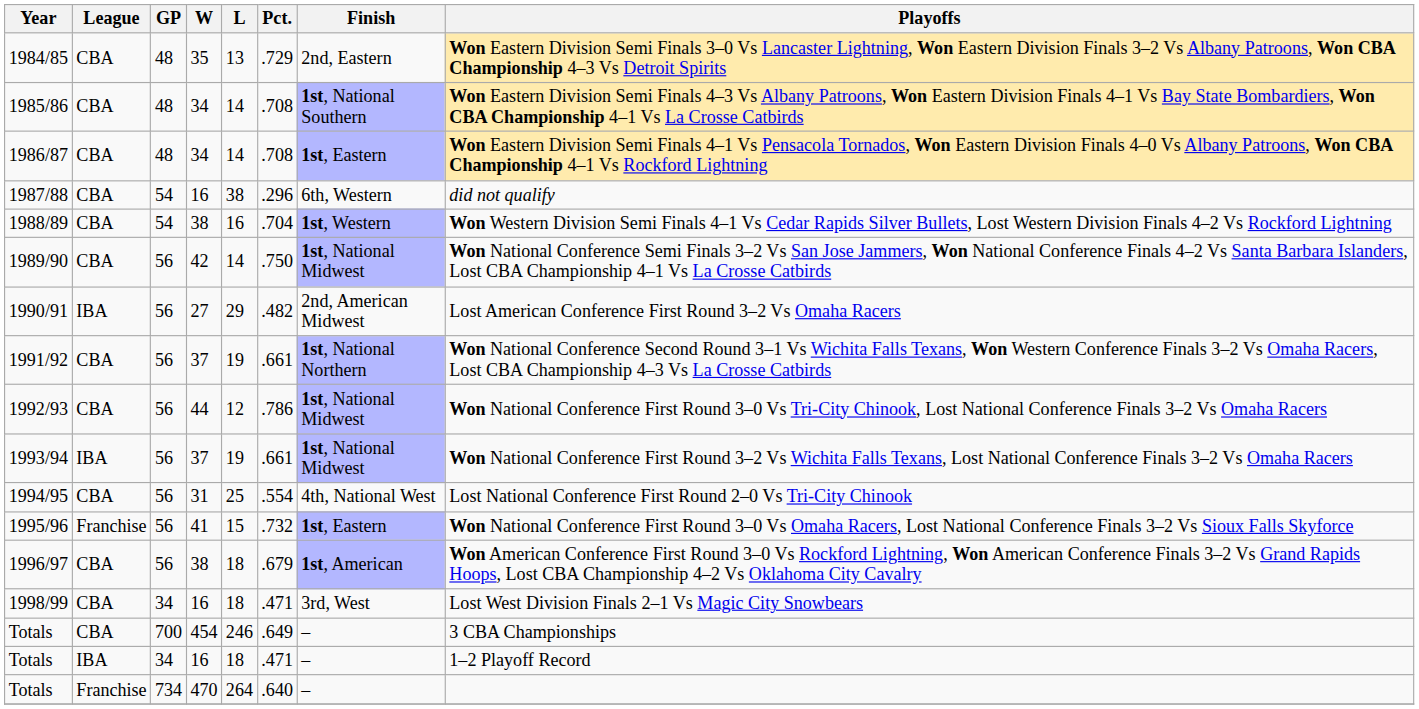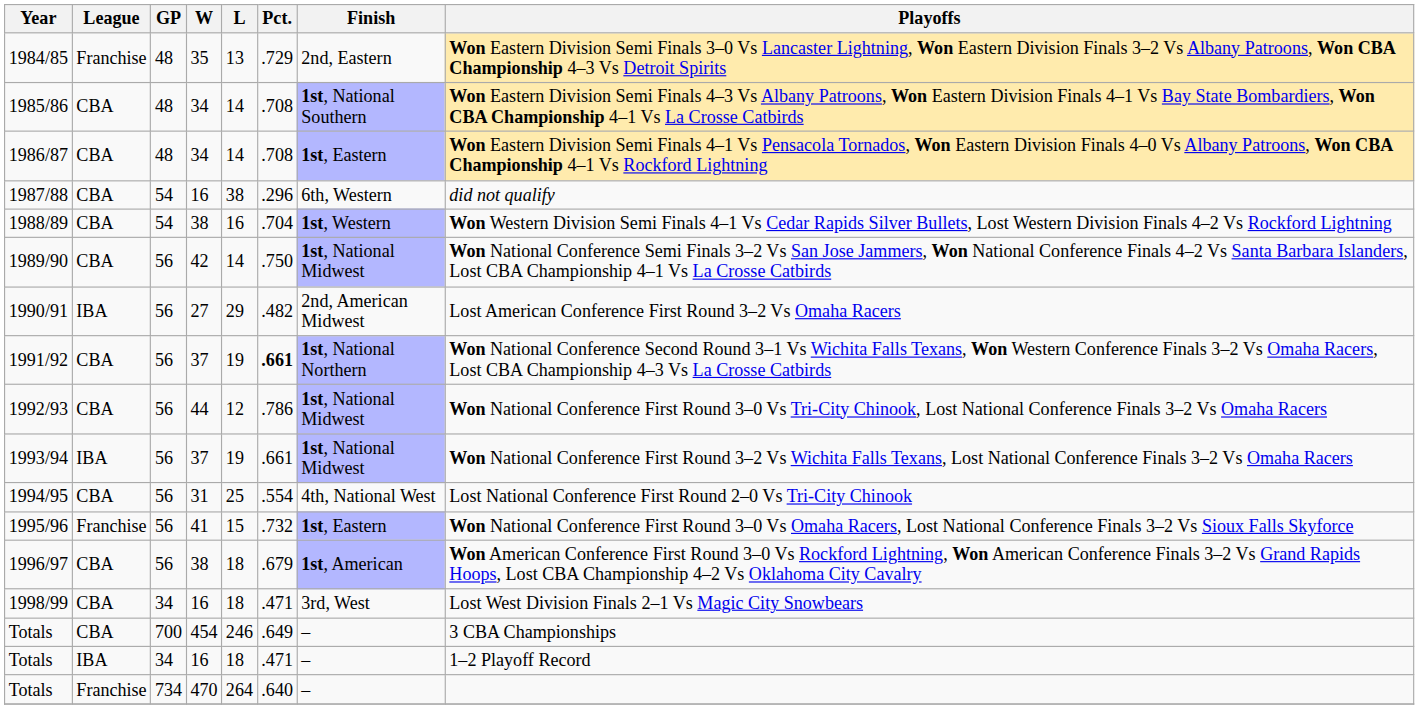(95, 57) CBA -> (111, 57) Franchise
(277, 360) normal -> (277, 360) bold
